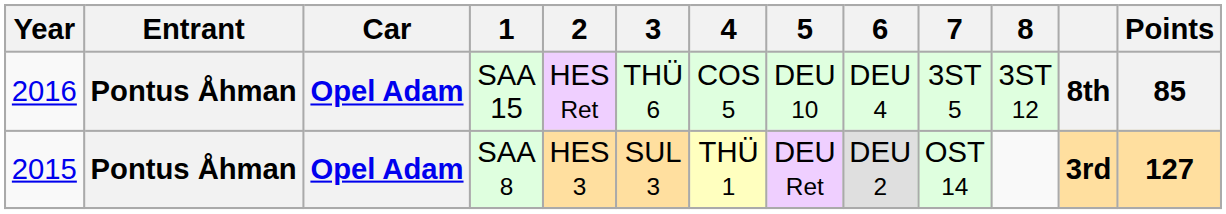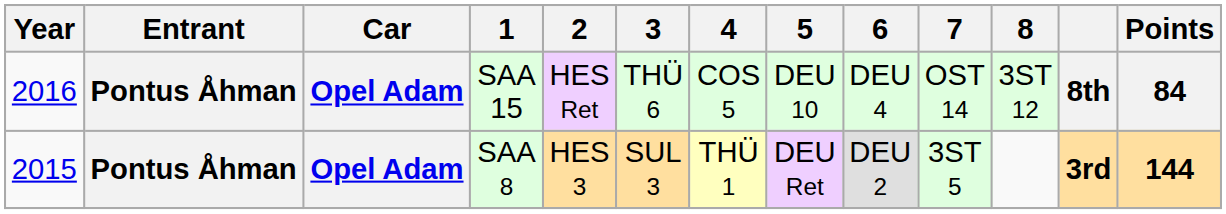(955, 91) 3ST 5 -> (955, 91) OST 14
(1170, 91) 85 -> (1170, 91) 84
(955, 170) OST 14 -> (955, 170) 3ST 5
(1170, 170) 127 -> (1170, 170) 144
